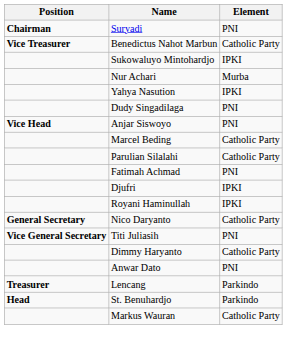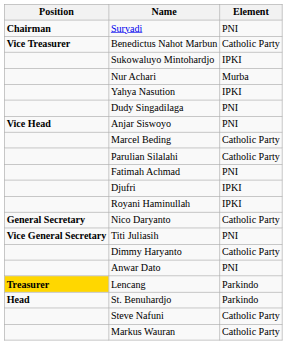(28, 284) no background -> (28, 284) gold background
+ row: (137, 316)
